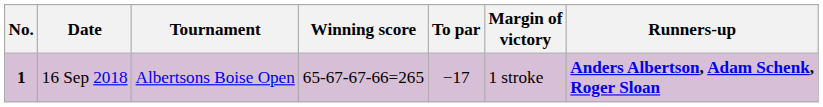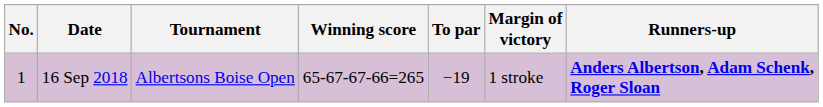(21, 77) bold -> (21, 77) normal
(456, 77) −17 -> (456, 77) −19
